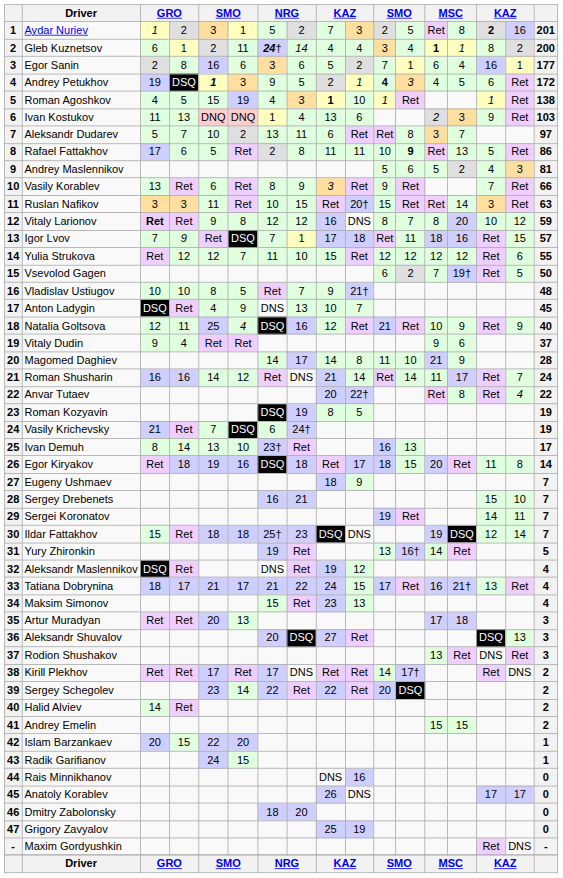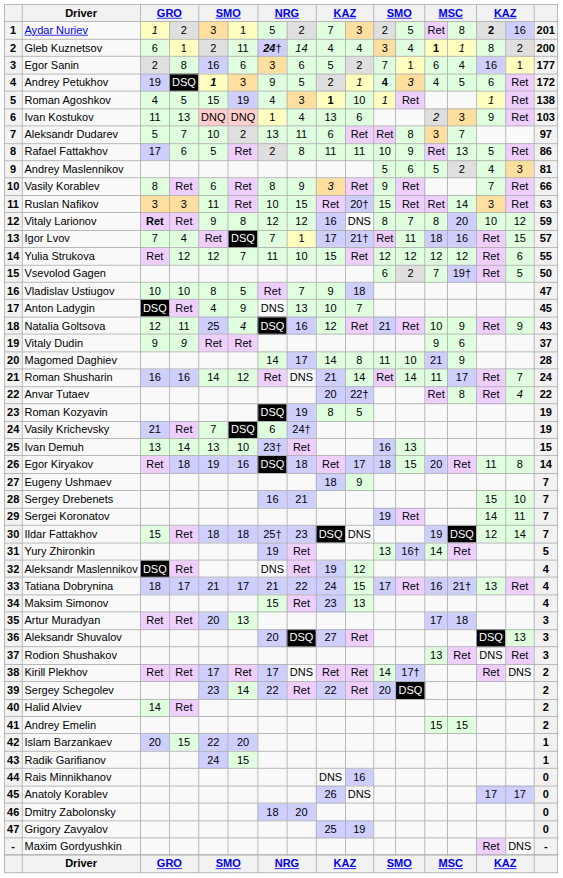(410, 152) bold -> (410, 152) normal
(155, 186) 13 -> (155, 186) 8
(184, 238) 9 -> (184, 238) 4
(359, 238) 18 -> (359, 238) 21†
(359, 291) 21† -> (359, 291) 18
(546, 291) 48 -> (546, 291) 47
(546, 325) 40 -> (546, 325) 43
(184, 343) 4 -> (184, 343) 9
(155, 447) 8 -> (155, 447) 13
(546, 447) 17 -> (546, 447) 15
